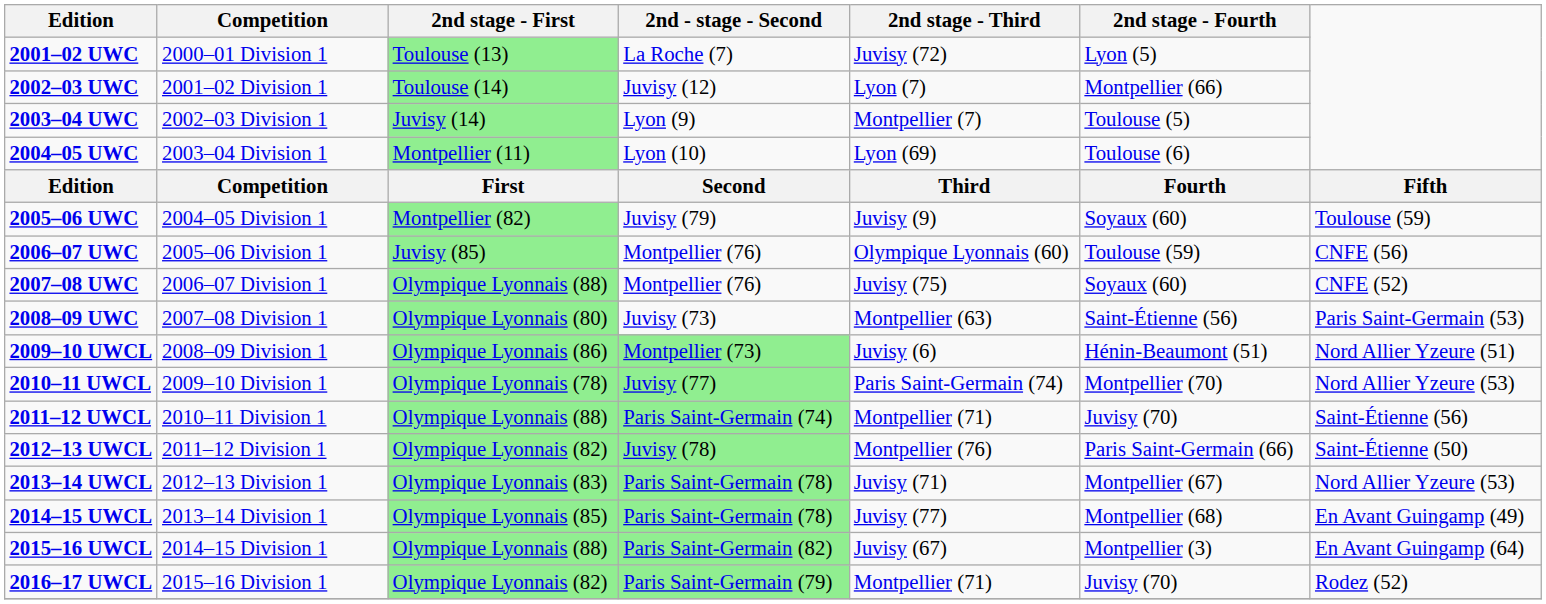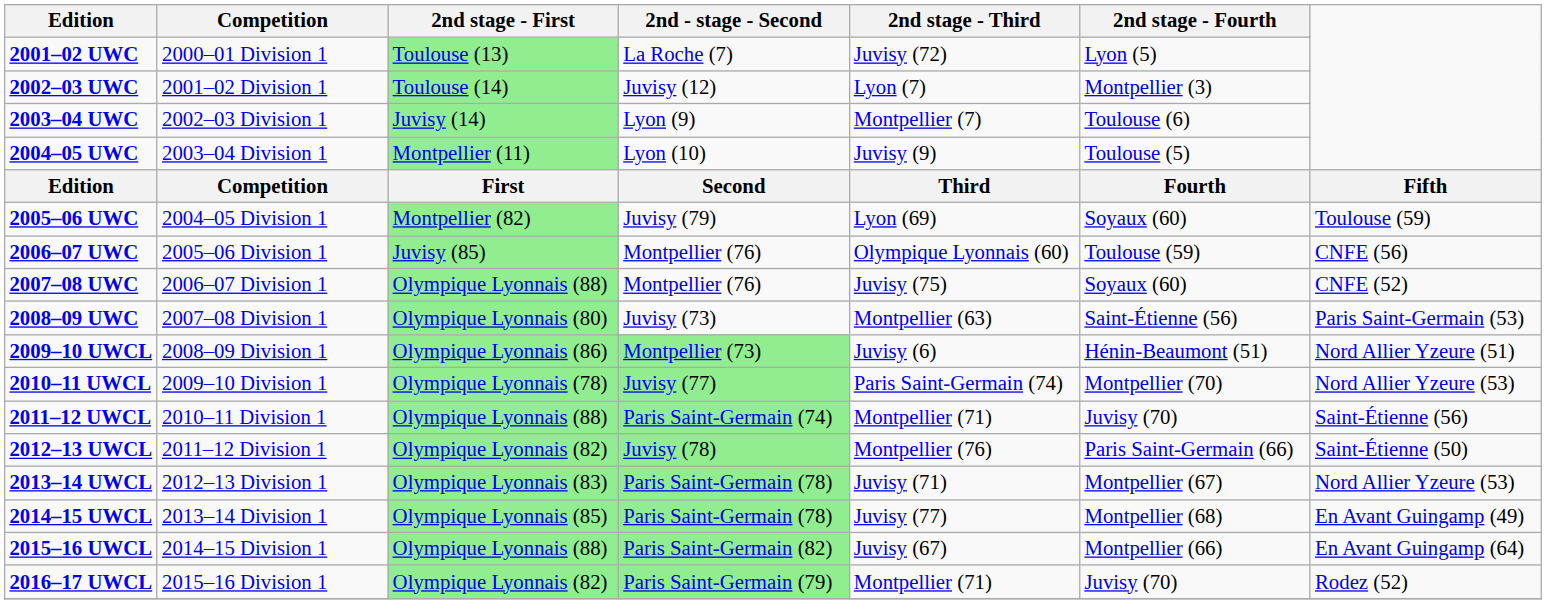(1153, 86) Montpellier (66) -> (1148, 86) Montpellier (3)
(1137, 119) Toulouse (5) -> (1137, 119) Toulouse (6)
(895, 152) Lyon (69) -> (895, 152) Juvisy (9)
(1137, 152) Toulouse (6) -> (1137, 152) Toulouse (5)
(895, 218) Juvisy (9) -> (895, 218) Lyon (69)
(1148, 548) Montpellier (3) -> (1153, 548) Montpellier (66)
